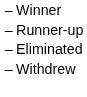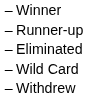+ row: (47, 69)
